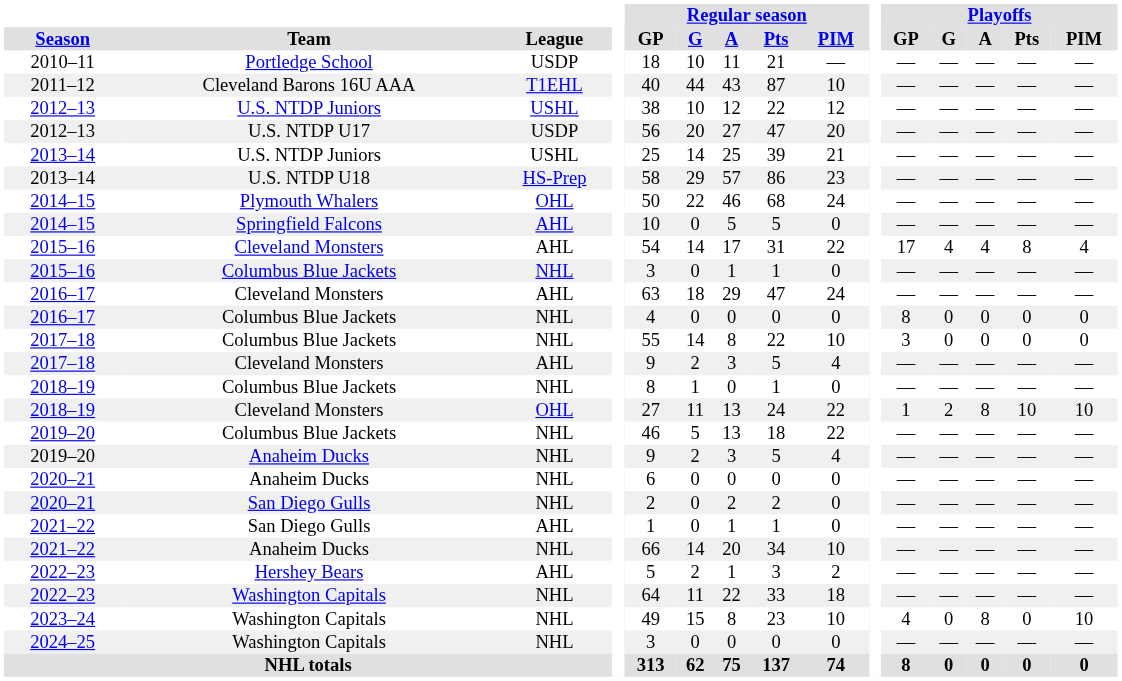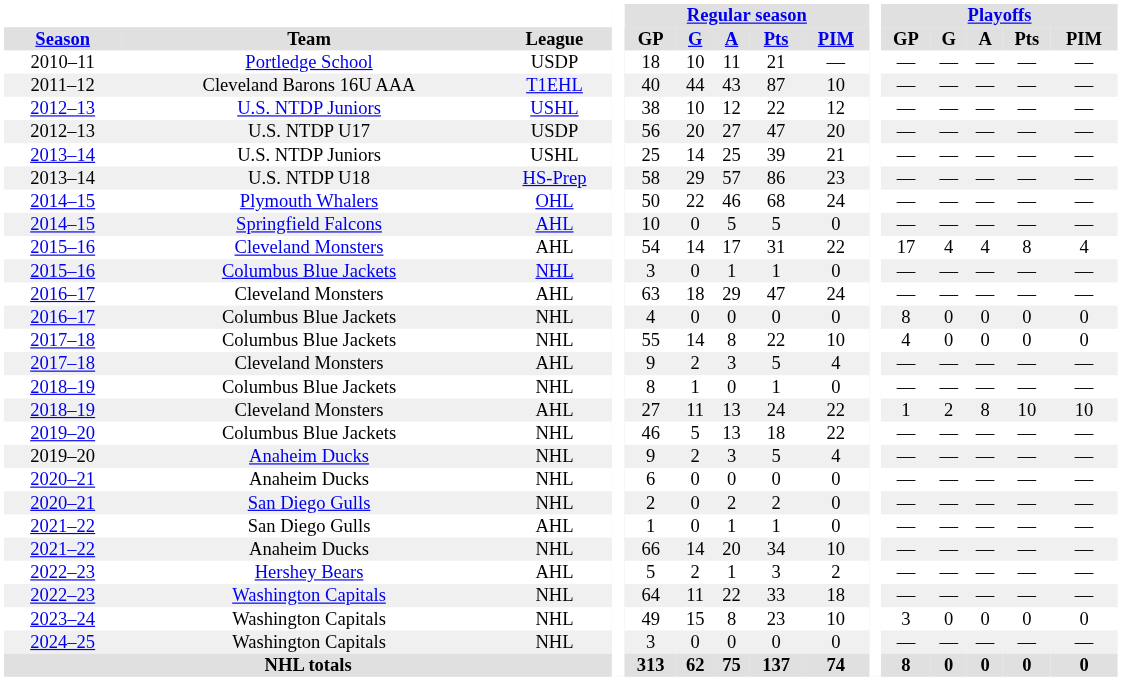(906, 340) 3 -> (906, 340) 4
(554, 409) OHL -> (554, 409) AHL
(906, 618) 4 -> (906, 618) 3
(985, 618) 8 -> (985, 618) 0
(1084, 618) 10 -> (1084, 618) 0
